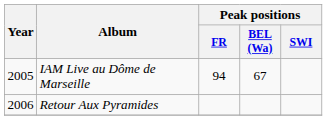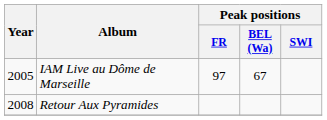(219, 76) 94 -> (219, 76) 97
(21, 104) 2006 -> (21, 104) 2008
